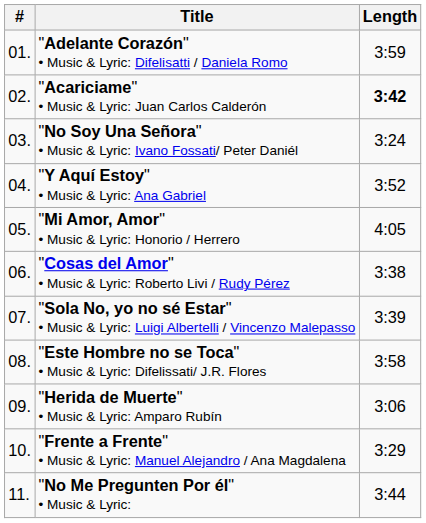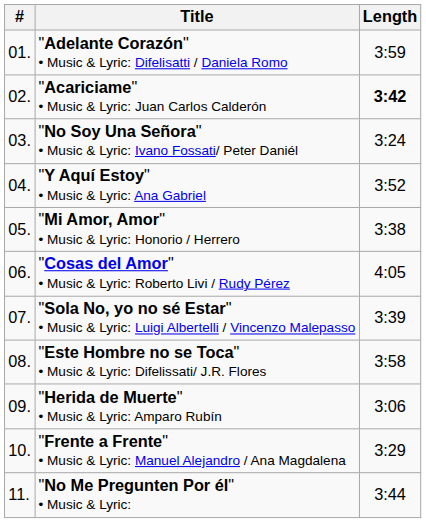(390, 229) 4:05 -> (390, 229) 3:38
(390, 273) 3:38 -> (390, 273) 4:05
